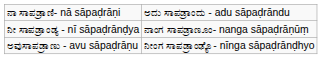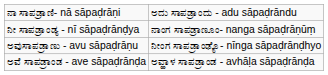+ row: (76, 62)
